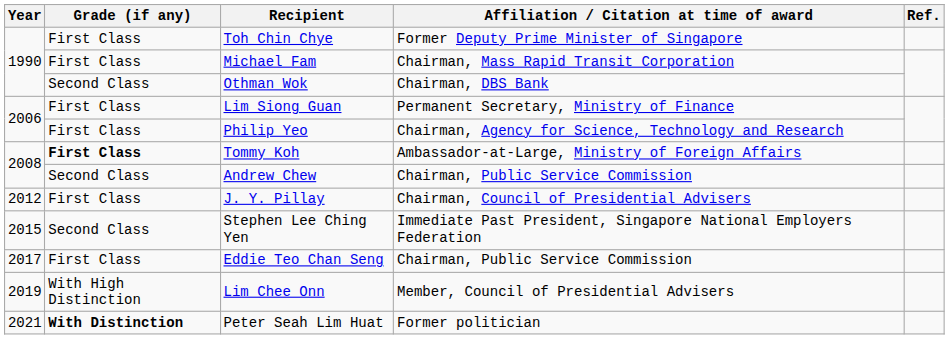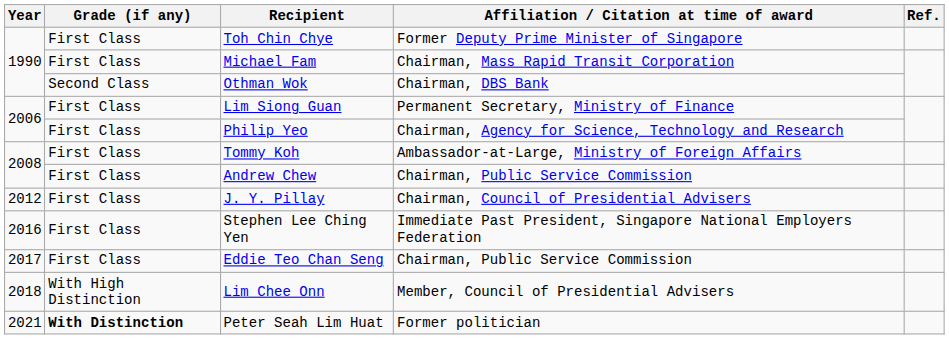(95, 153) bold -> (95, 153) normal
(99, 176) Second Class -> (95, 176) First Class
(25, 230) 2015 -> (25, 230) 2016
(99, 230) Second Class -> (95, 230) First Class
(25, 292) 2019 -> (25, 292) 2018
